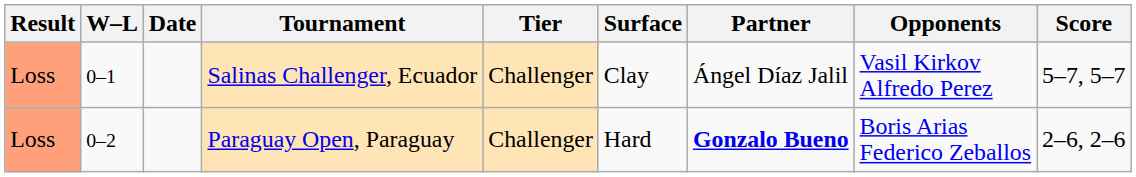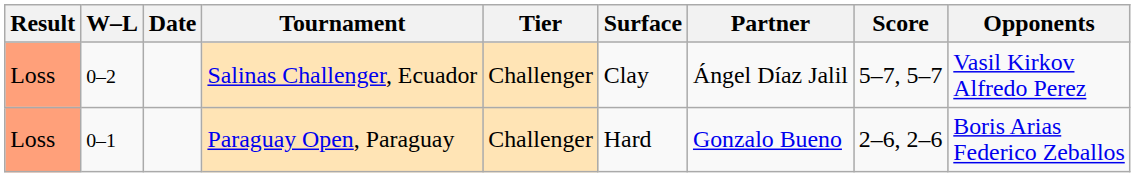columns swapped: (945, 23) <-> (1084, 23)
(101, 76) 0–1 -> (101, 76) 0–2
(101, 140) 0–2 -> (101, 140) 0–1
(771, 139) bold -> (767, 139) normal
